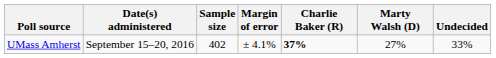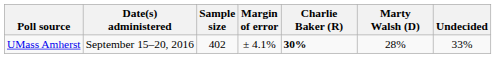(295, 44) 37% -> (295, 44) 30%
(395, 44) 27% -> (395, 44) 28%
